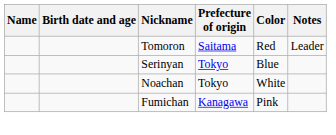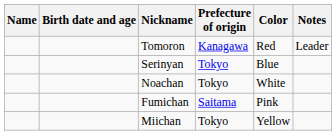(217, 45) Saitama -> (223, 45) Kanagawa
(223, 102) Kanagawa -> (217, 102) Saitama
+ row: (161, 121)
